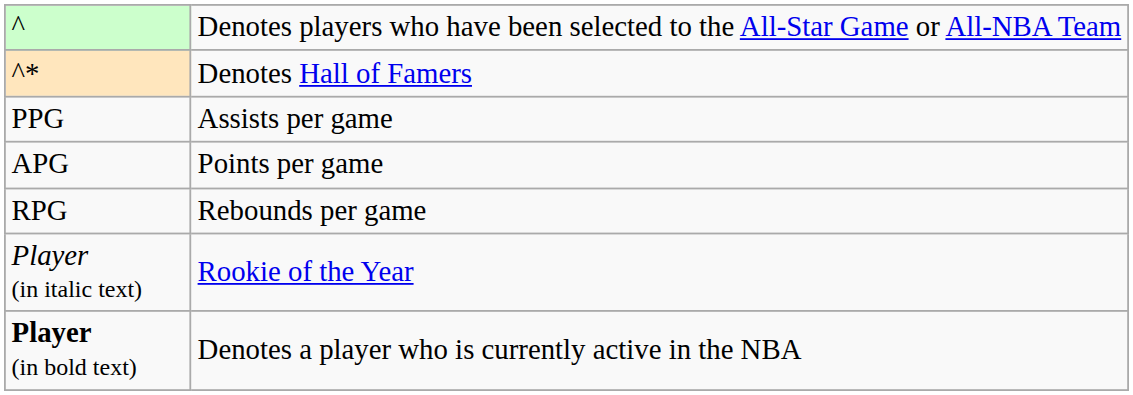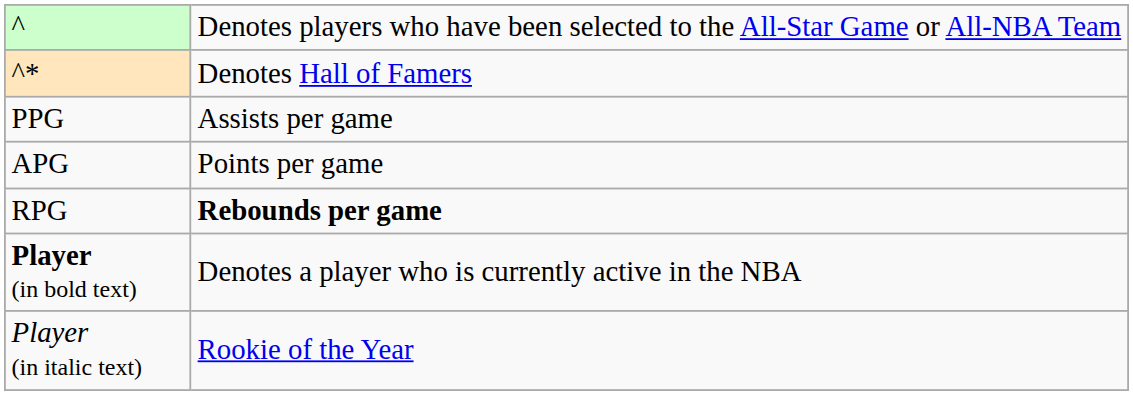(312, 210) normal -> (320, 210) bold
rows swapped: (77, 271) <-> (74, 349)
